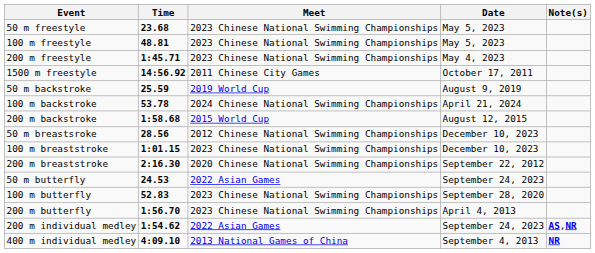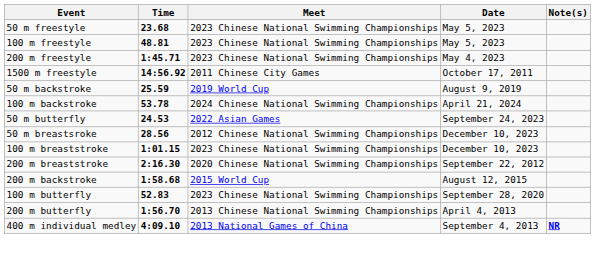rows swapped: (52, 119) <-> (46, 180)
(314, 210) 2023 Chinese National Swimming Championships -> (314, 210) 2013 Chinese National Swimming Championships
- row: (71, 226)
